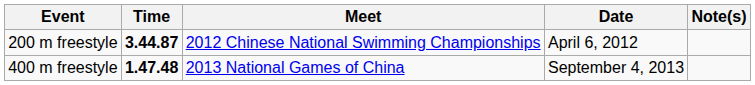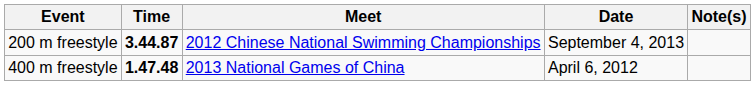(593, 42) April 6, 2012 -> (616, 42) September 4, 2013
(616, 67) September 4, 2013 -> (593, 67) April 6, 2012
